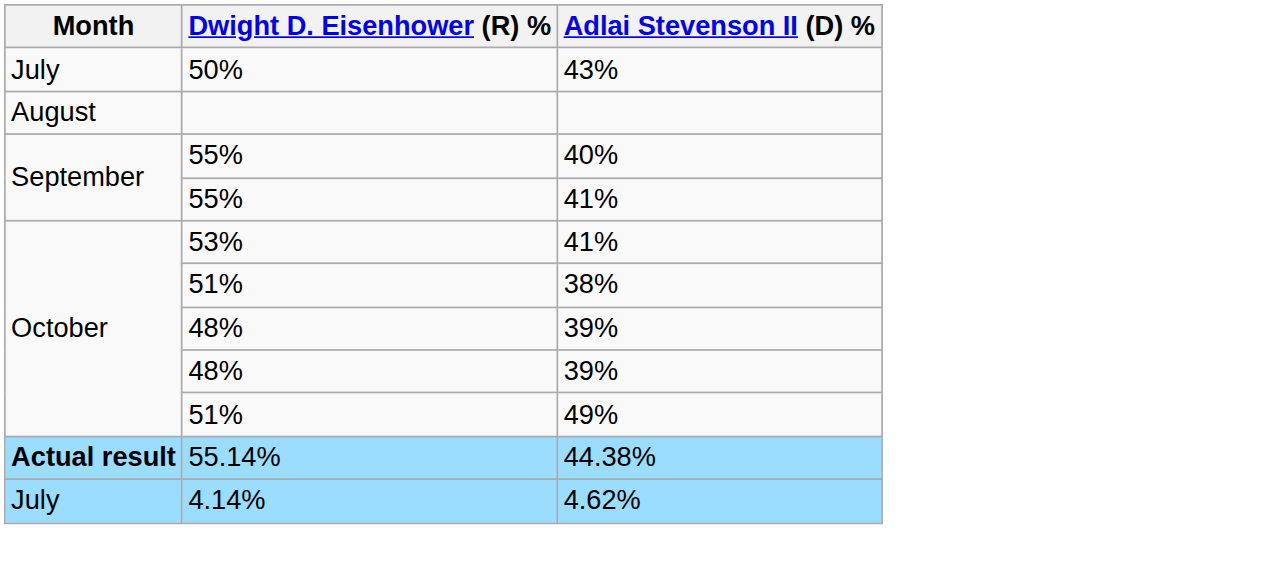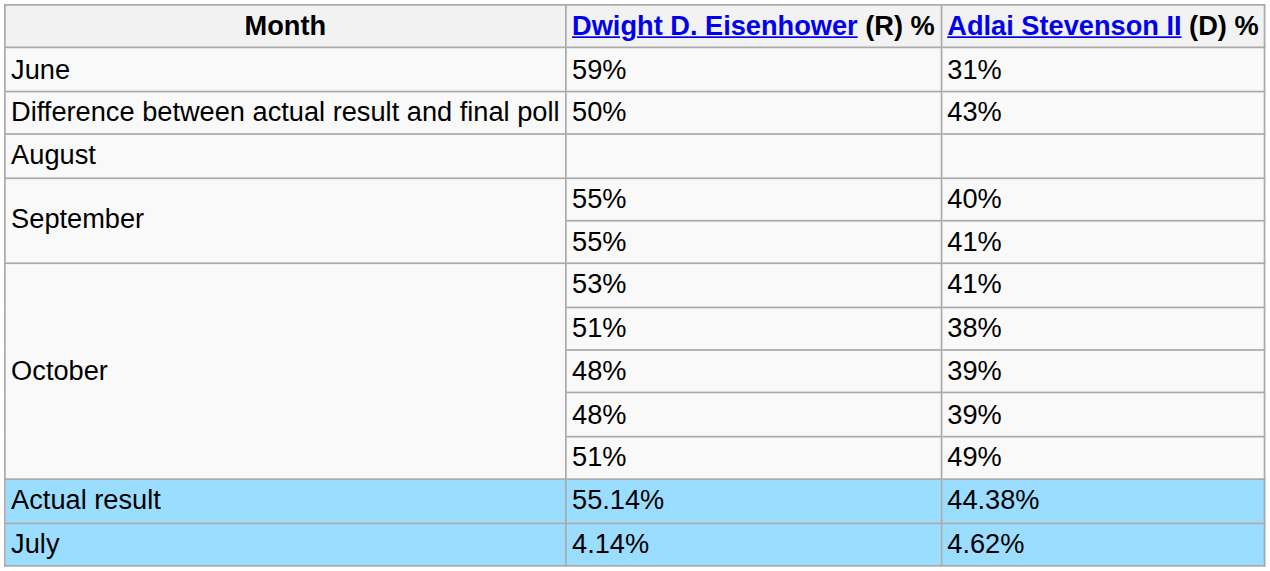+ row: (599, 69)
(35, 69) July -> (285, 112) Difference between actual result and final poll
(94, 457) bold -> (86, 500) normal
